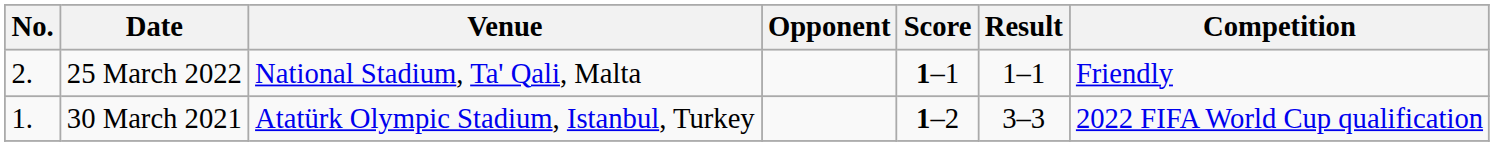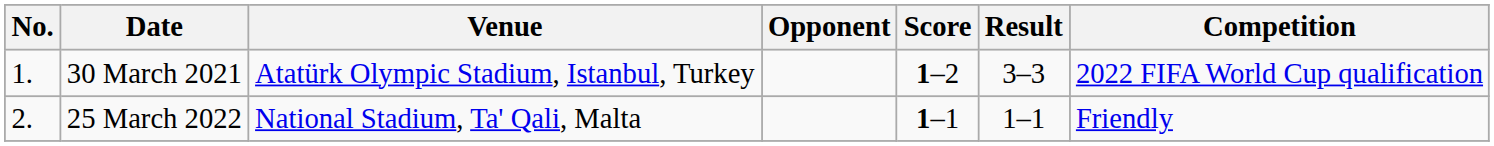rows swapped: (154, 118) <-> (154, 72)
